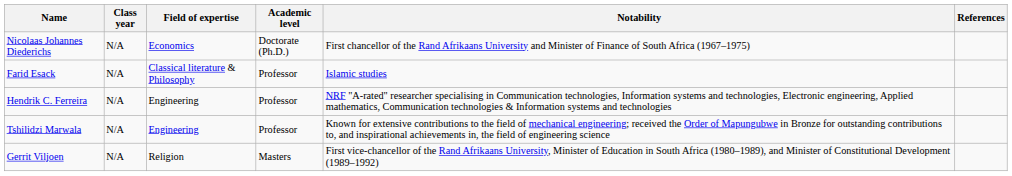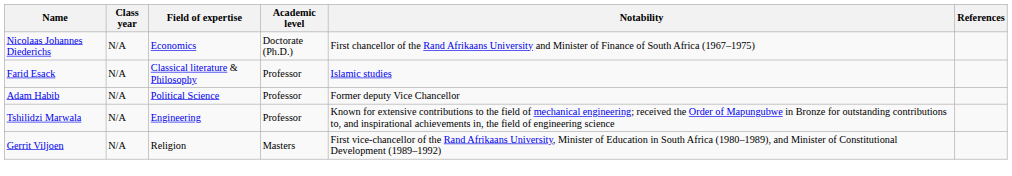- row: (47, 101)
+ row: (33, 95)
